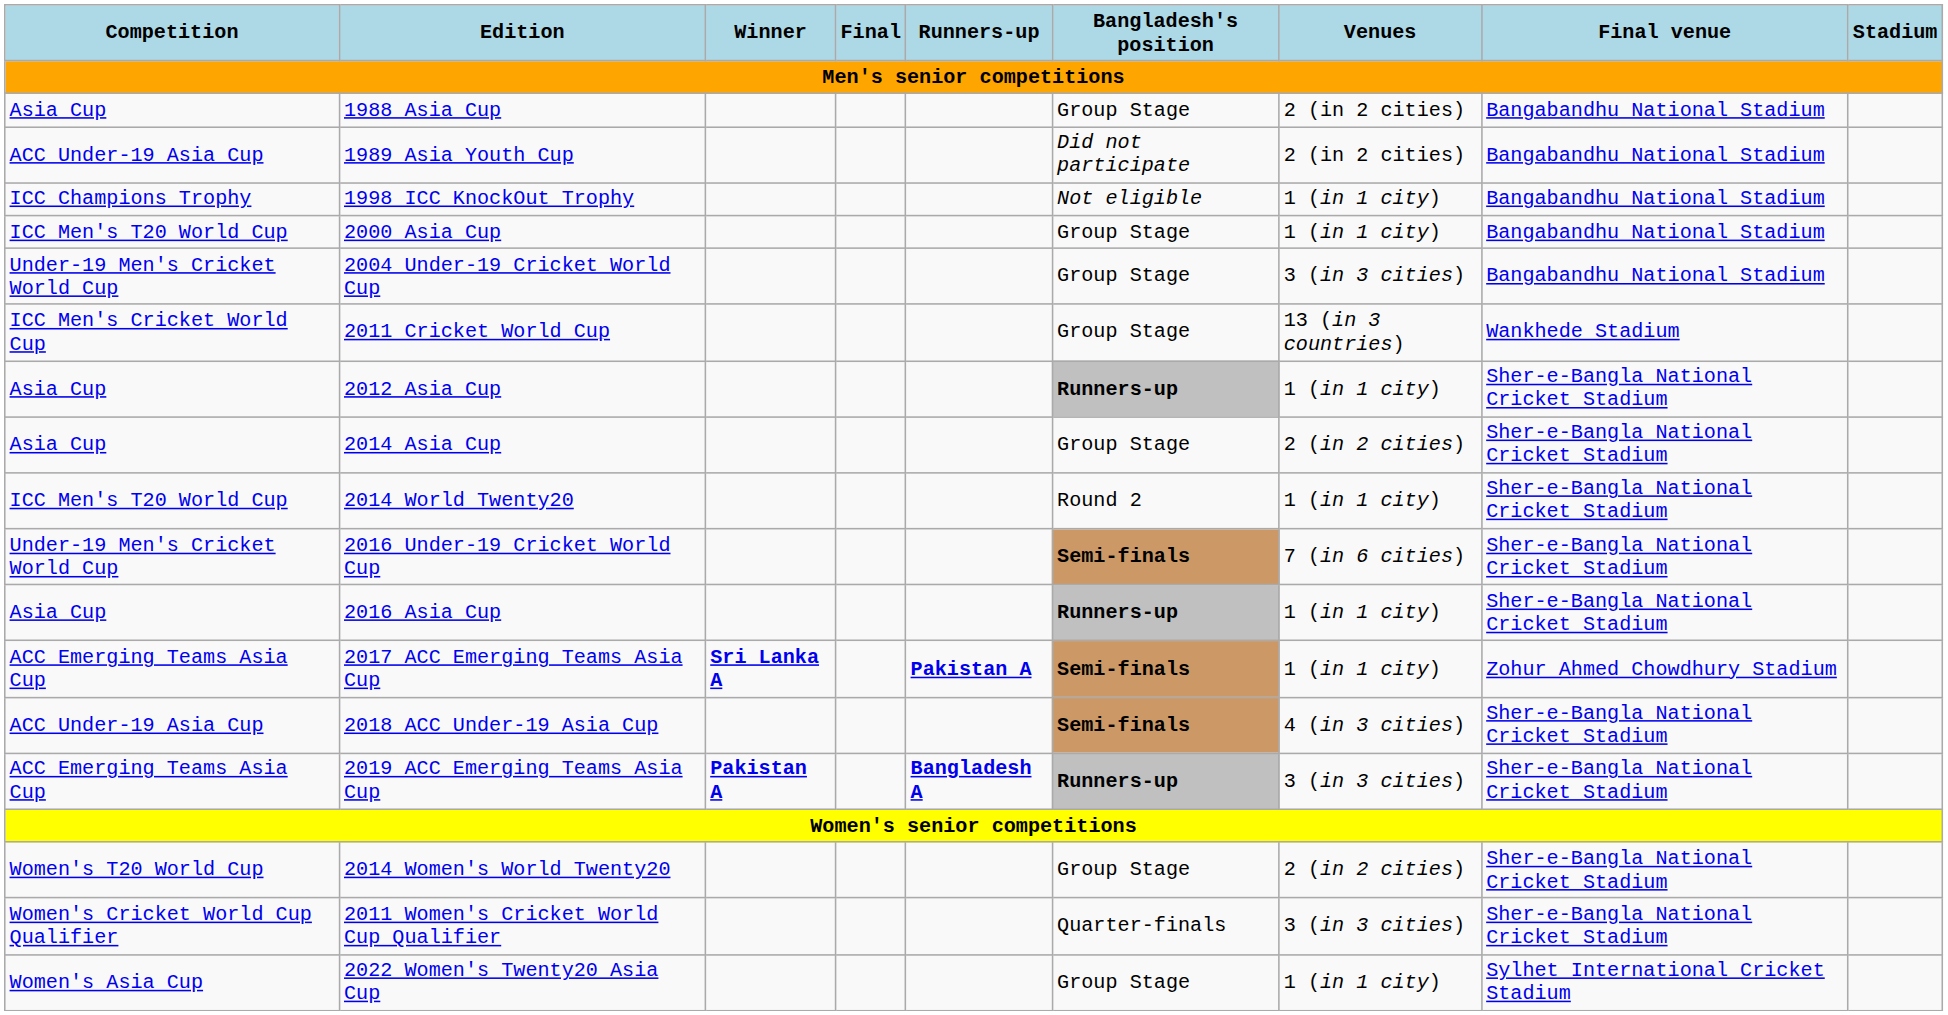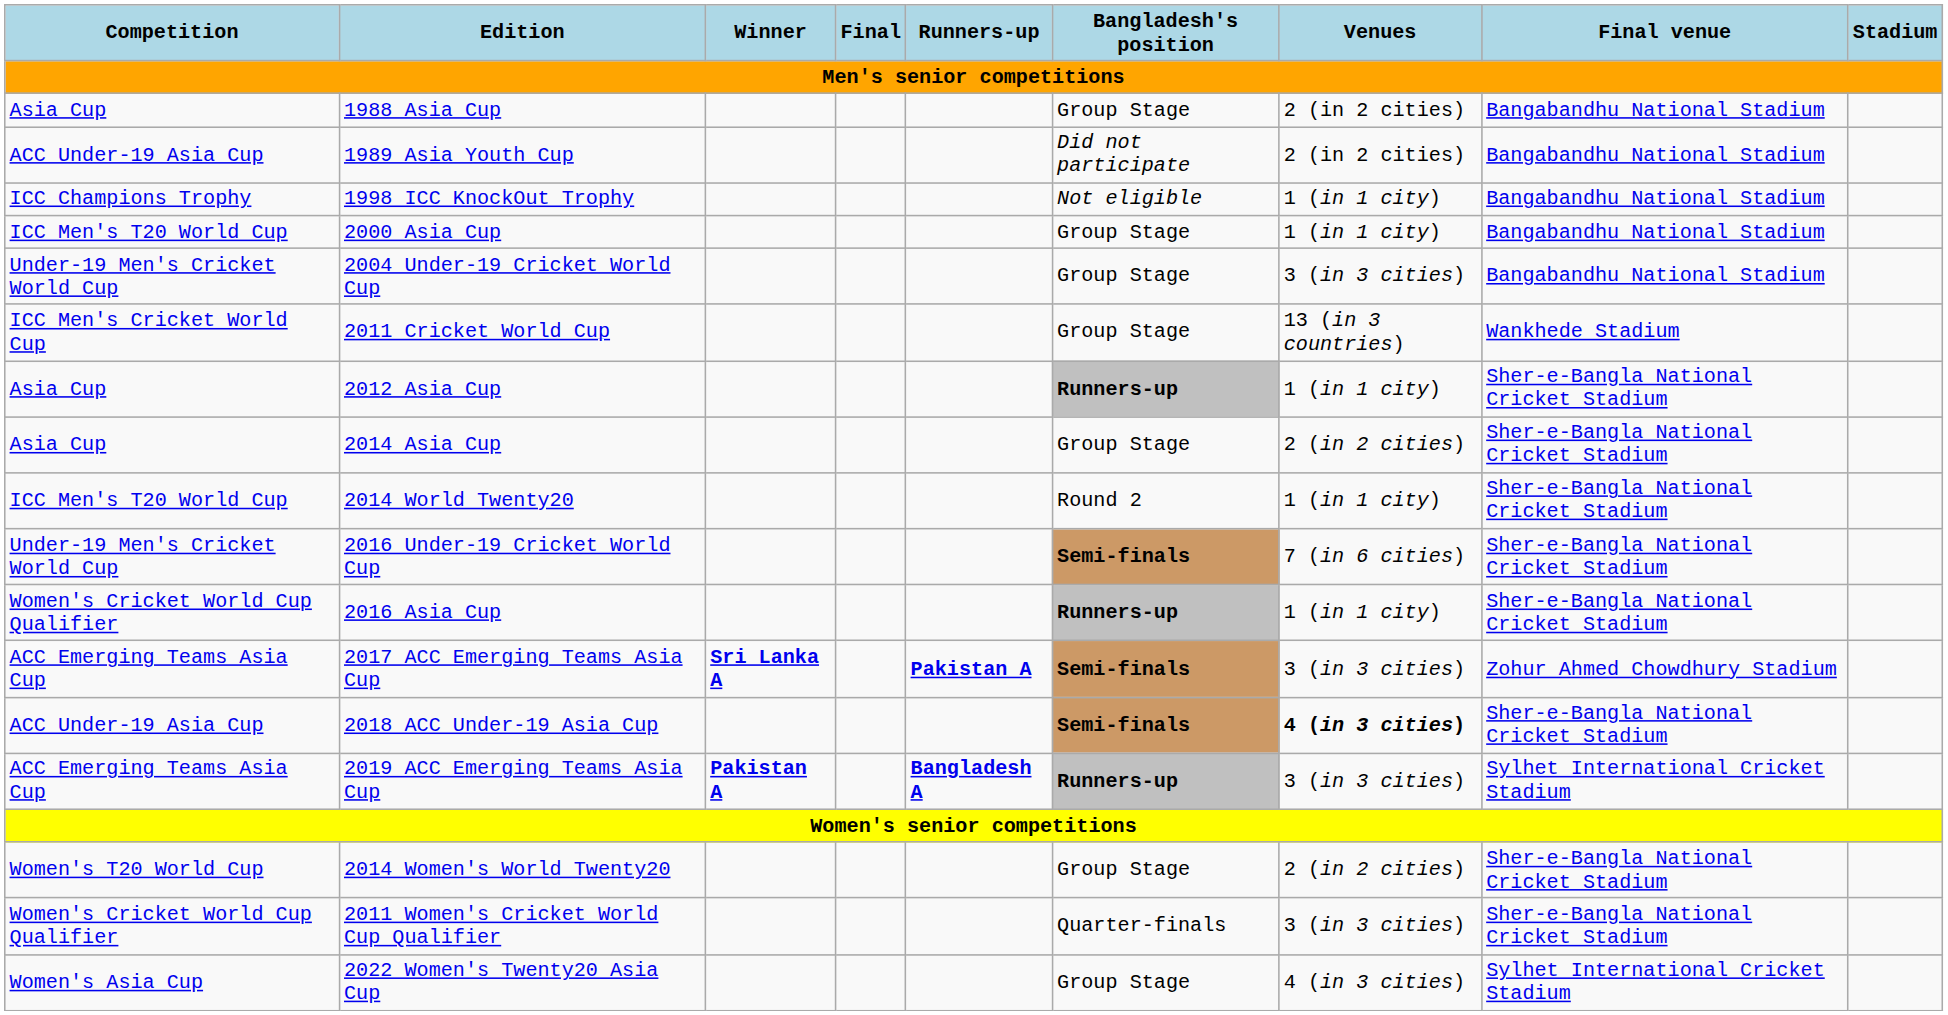(58, 613) Asia Cup -> (161, 613) Women's Cricket World Cup Qualifier
(1362, 669) 1 (in 1 city) -> (1374, 669) 3 (in 3 cities)
(1374, 725) normal -> (1374, 725) bold
(1619, 781) Sher-e-Bangla National Cricket Stadium -> (1655, 781) Sylhet International Cricket Stadium
(1362, 982) 1 (in 1 city) -> (1374, 982) 4 (in 3 cities)
